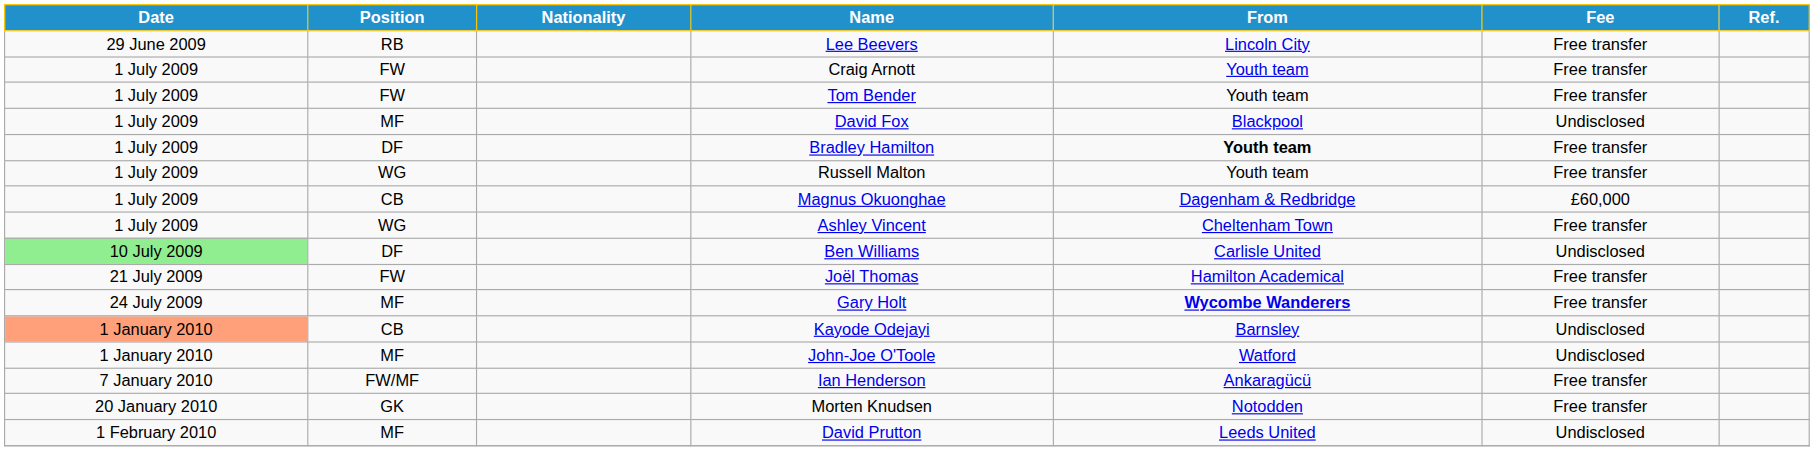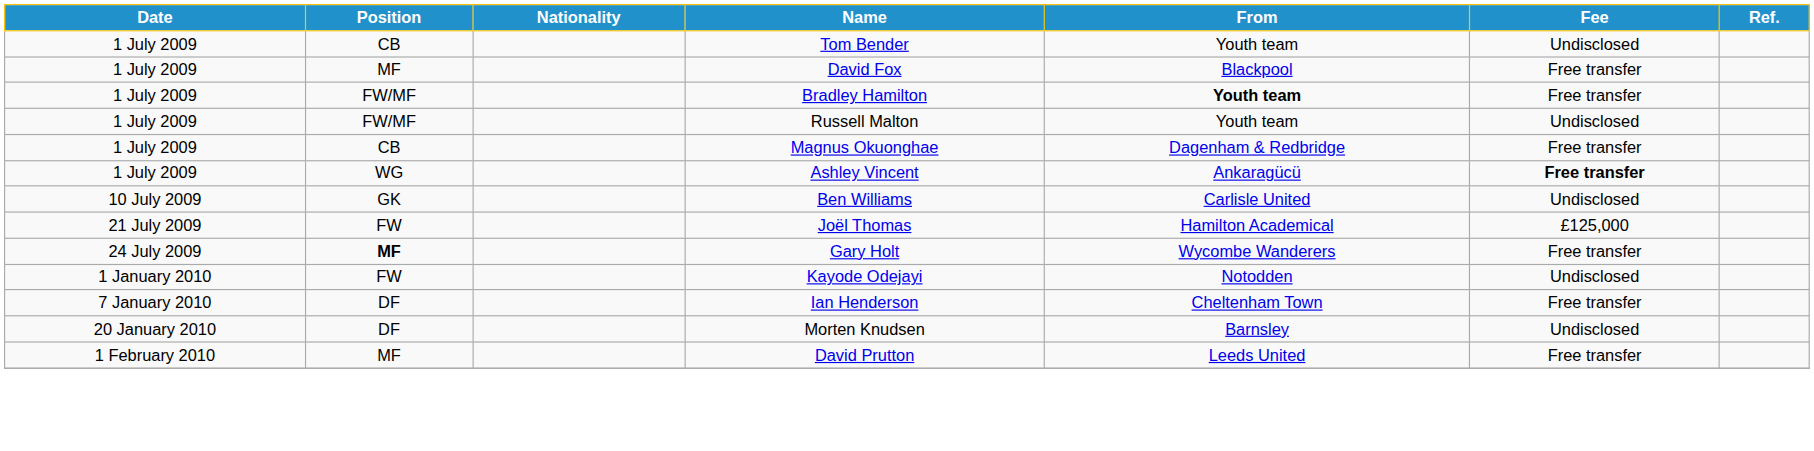- row: (872, 44)
- row: (872, 70)
(392, 96) FW -> (389, 44) CB
(1600, 96) Free transfer -> (1595, 44) Undisclosed
(1600, 122) Undisclosed -> (1595, 70) Free transfer
(392, 148) DF -> (389, 96) FW/MF
(392, 174) WG -> (389, 122) FW/MF
(1600, 174) Free transfer -> (1595, 122) Undisclosed
(1600, 199) £60,000 -> (1595, 148) Free transfer
(1267, 225) Cheltenham Town -> (1257, 174) Ankaragücü
(1600, 225) normal -> (1595, 174) bold
(156, 251) lightgreen background -> (155, 199) no background
(392, 251) DF -> (389, 199) GK
(1600, 277) Free transfer -> (1595, 225) £125,000
(392, 303) normal -> (389, 251) bold
(1267, 303) bold -> (1257, 251) normal
(156, 329) lightsalmon background -> (155, 277) no background
(392, 329) CB -> (389, 277) FW
(1267, 329) Barnsley -> (1257, 277) Notodden
- row: (872, 355)
(392, 381) FW/MF -> (389, 303) DF
(1267, 381) Ankaragücü -> (1257, 303) Cheltenham Town
(392, 407) GK -> (389, 329) DF
(1267, 407) Notodden -> (1257, 329) Barnsley
(1600, 407) Free transfer -> (1595, 329) Undisclosed
(1600, 433) Undisclosed -> (1595, 355) Free transfer
